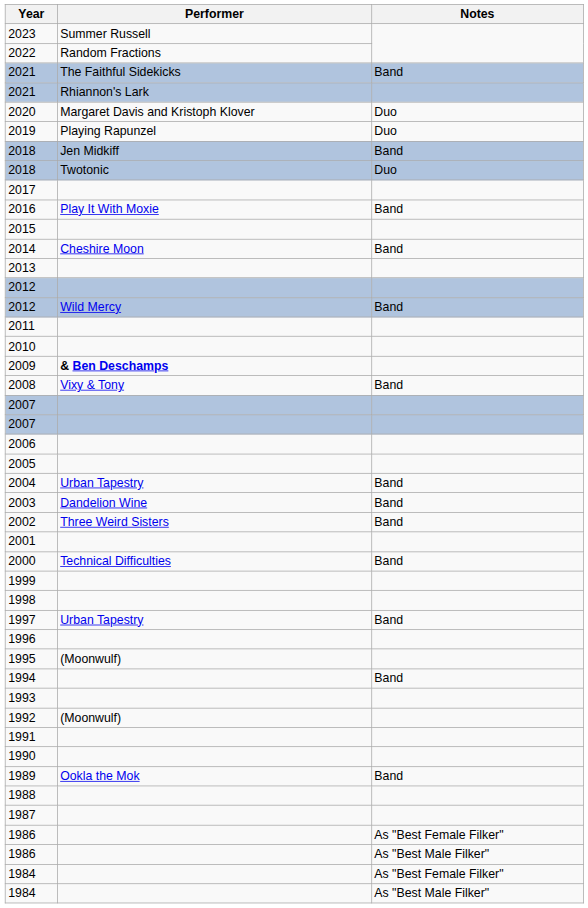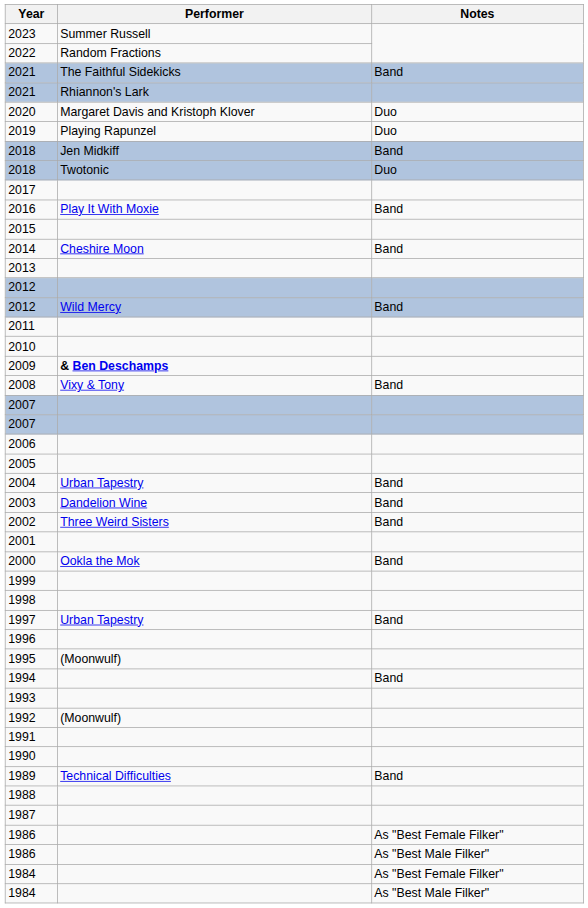(116, 561) Technical Difficulties -> (100, 561) Ookla the Mok
(100, 776) Ookla the Mok -> (116, 776) Technical Difficulties
